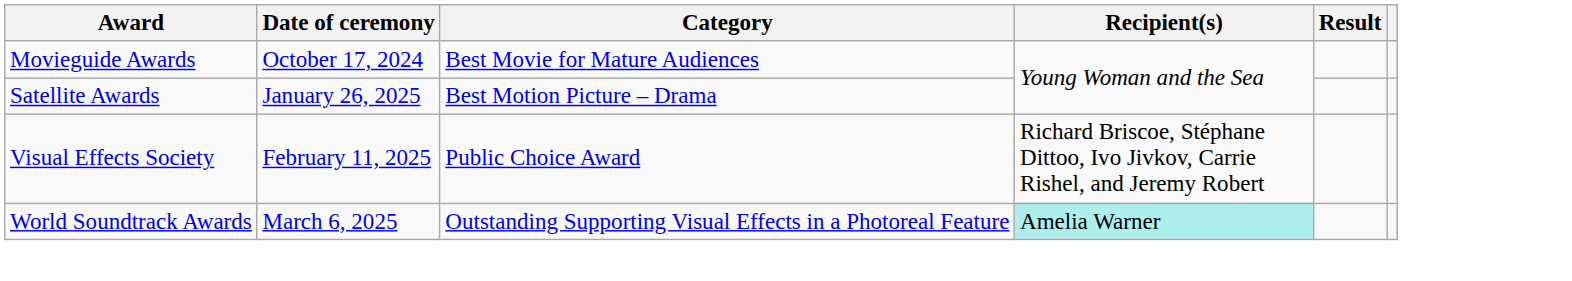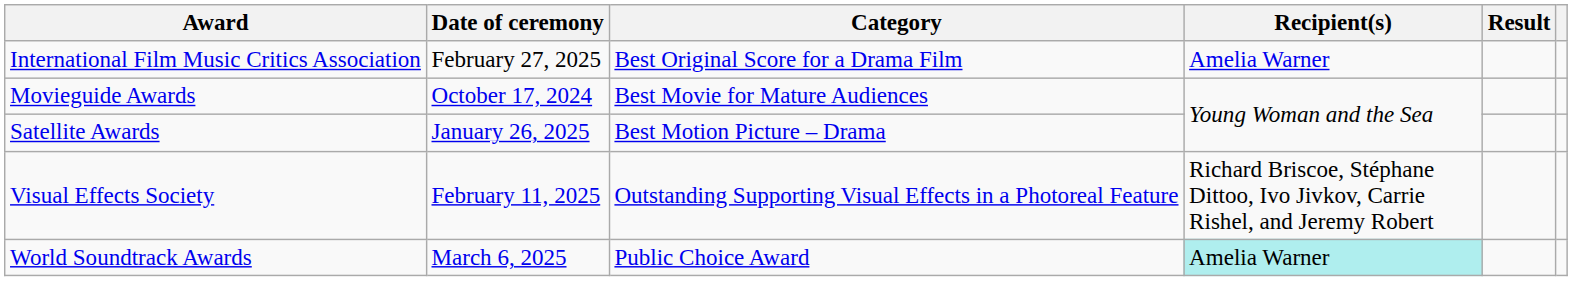+ row: (215, 59)
(543, 158) Public Choice Award -> (896, 194) Outstanding Supporting Visual Effects in a Photoreal Feature
(727, 220) Outstanding Supporting Visual Effects in a Photoreal Feature -> (712, 257) Public Choice Award
